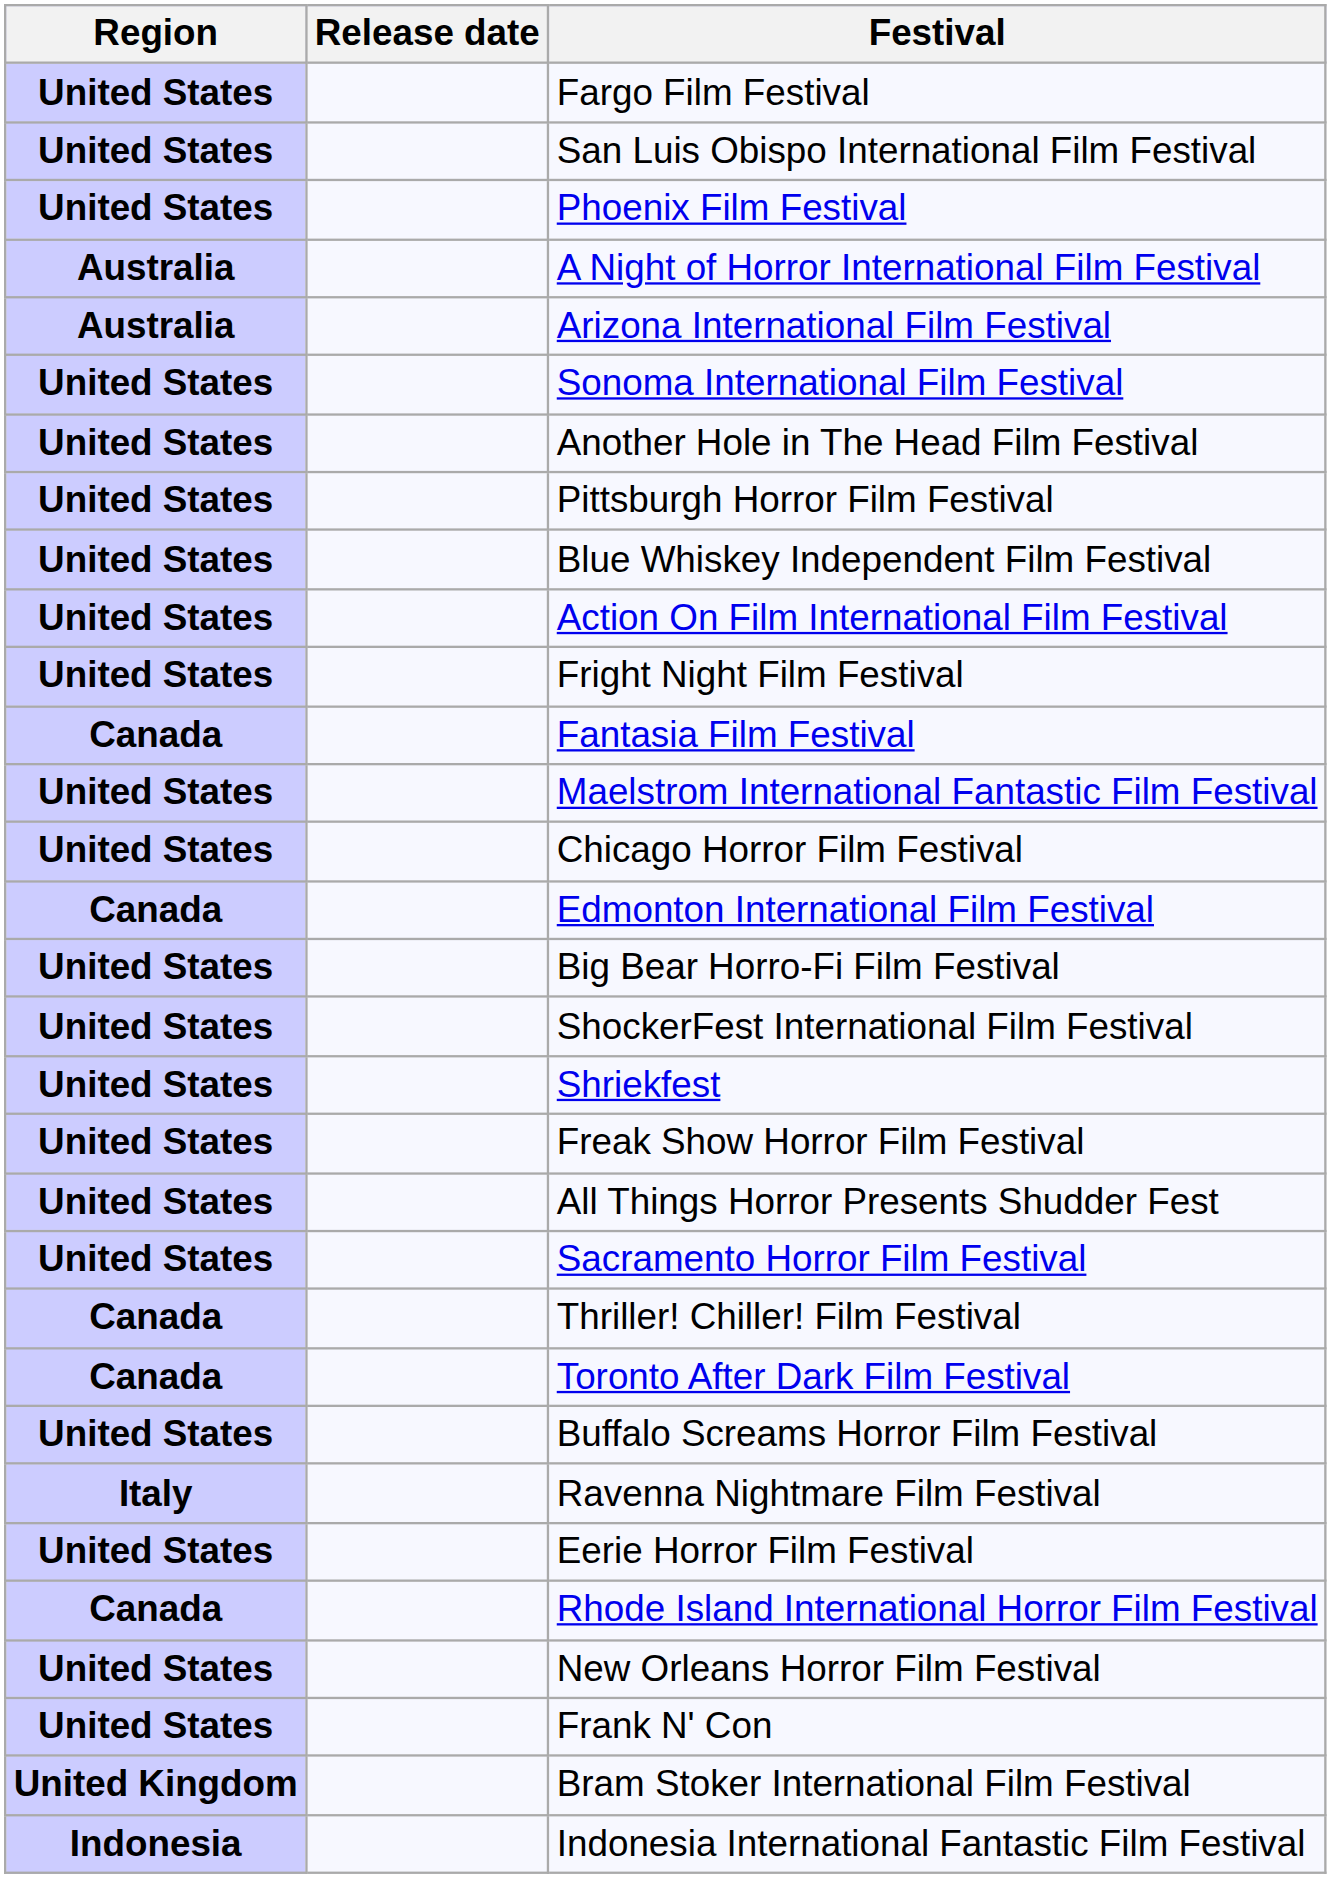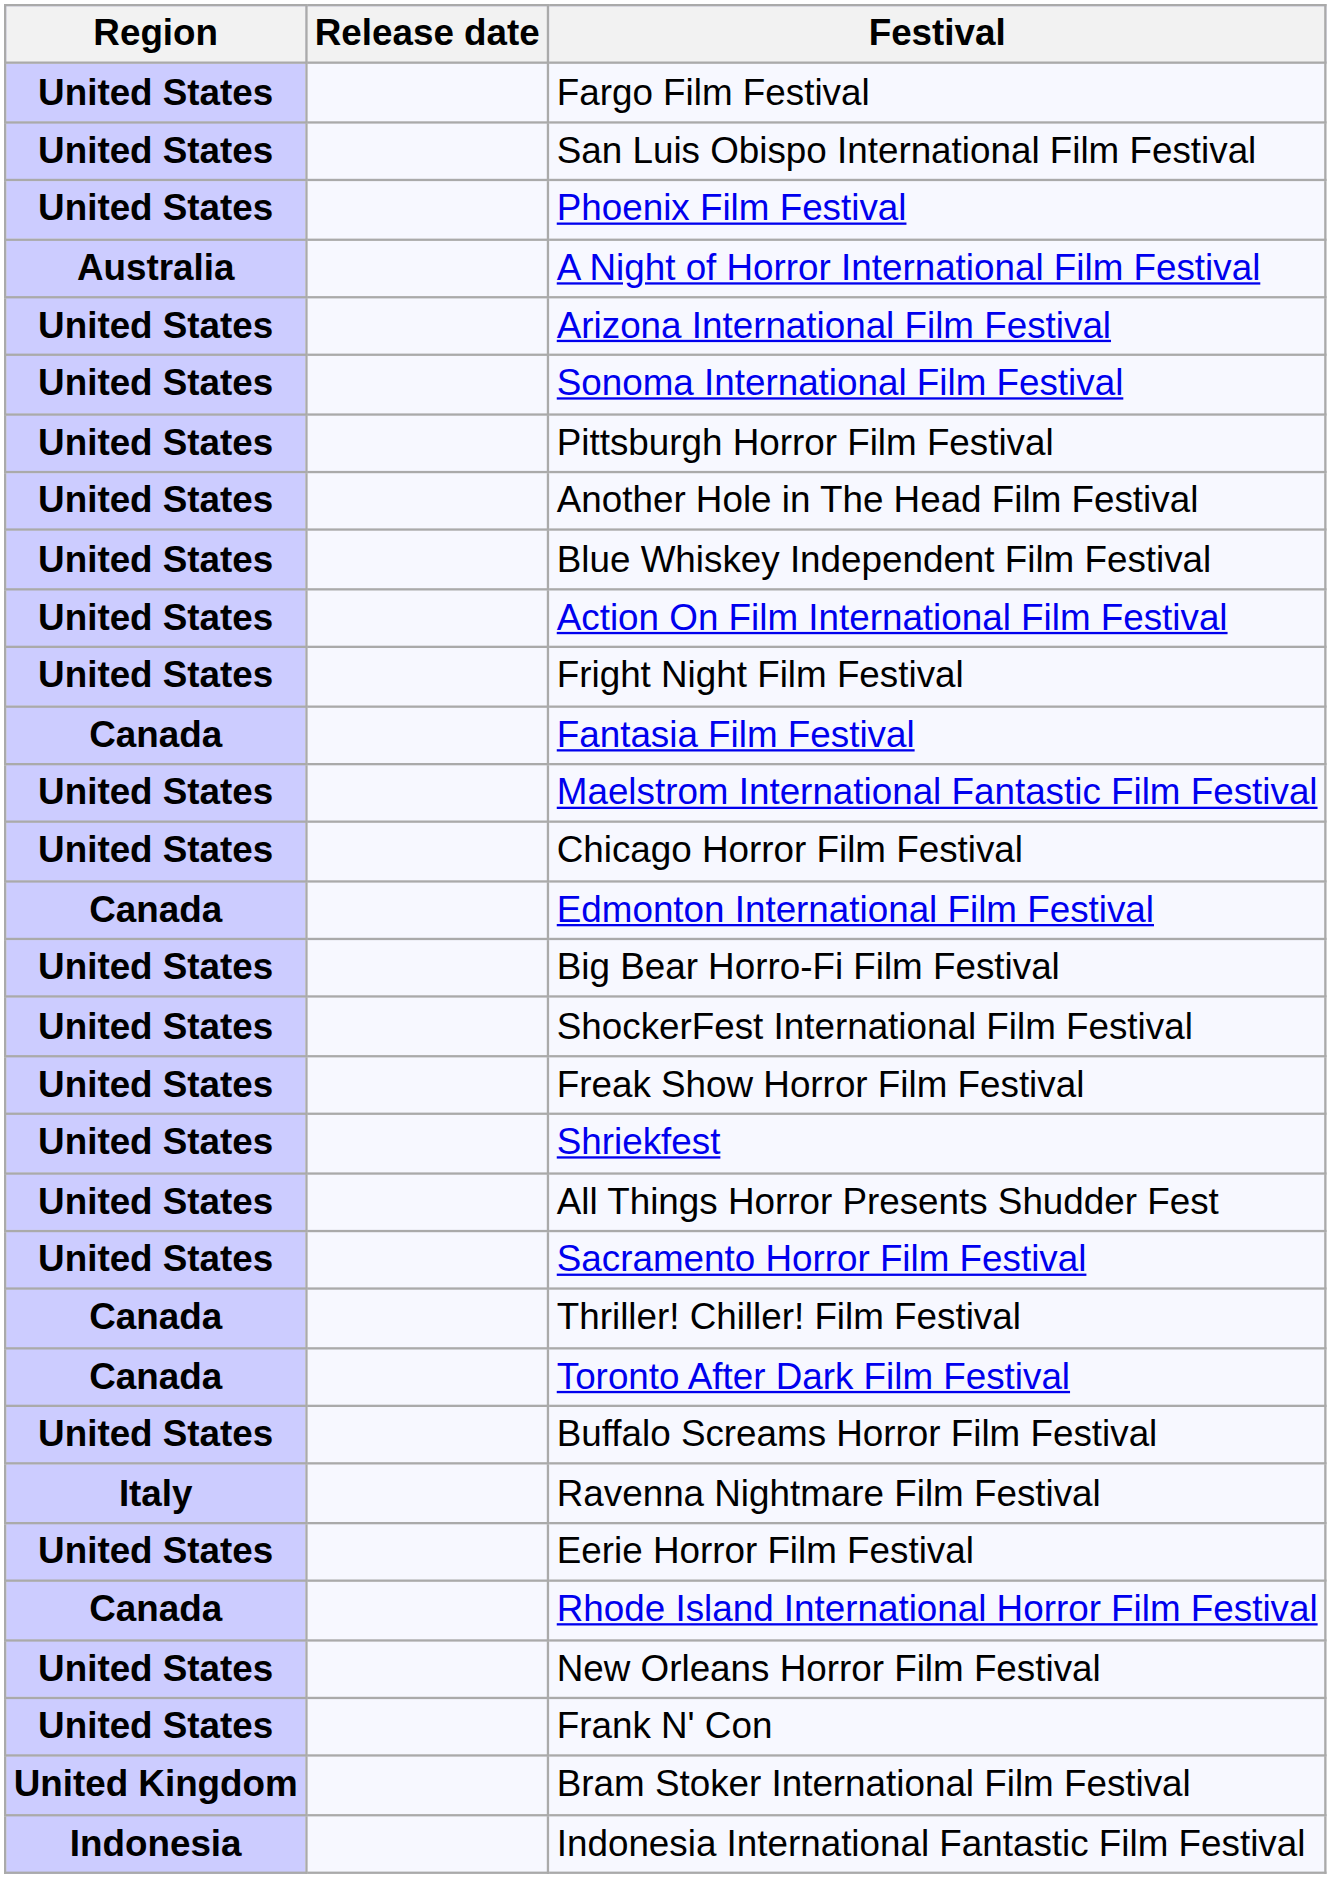(156, 325) Australia -> (156, 325) United States
rows swapped: (805, 500) <-> (878, 442)
rows swapped: (639, 1084) <-> (821, 1142)
